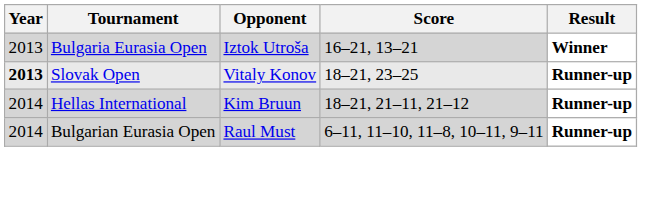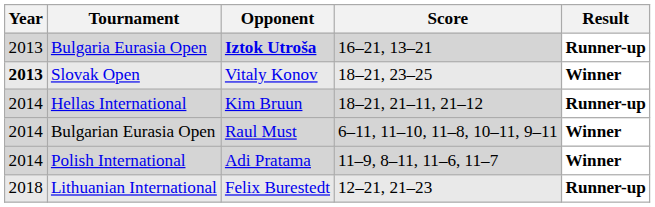(266, 47) normal -> (271, 47) bold
(580, 47) Winner -> (606, 47) Runner-up
(592, 75) Runner-up -> (593, 75) Winner
(592, 132) Runner-up -> (593, 132) Winner
+ row: (118, 160)
+ row: (134, 188)
